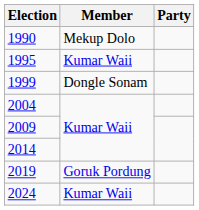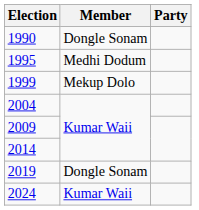(99, 37) Mekup Dolo -> (105, 37) Dongle Sonam
(98, 60) Kumar Waii -> (105, 60) Medhi Dodum
(105, 82) Dongle Sonam -> (99, 82) Mekup Dolo
(107, 171) Goruk Pordung -> (105, 171) Dongle Sonam
